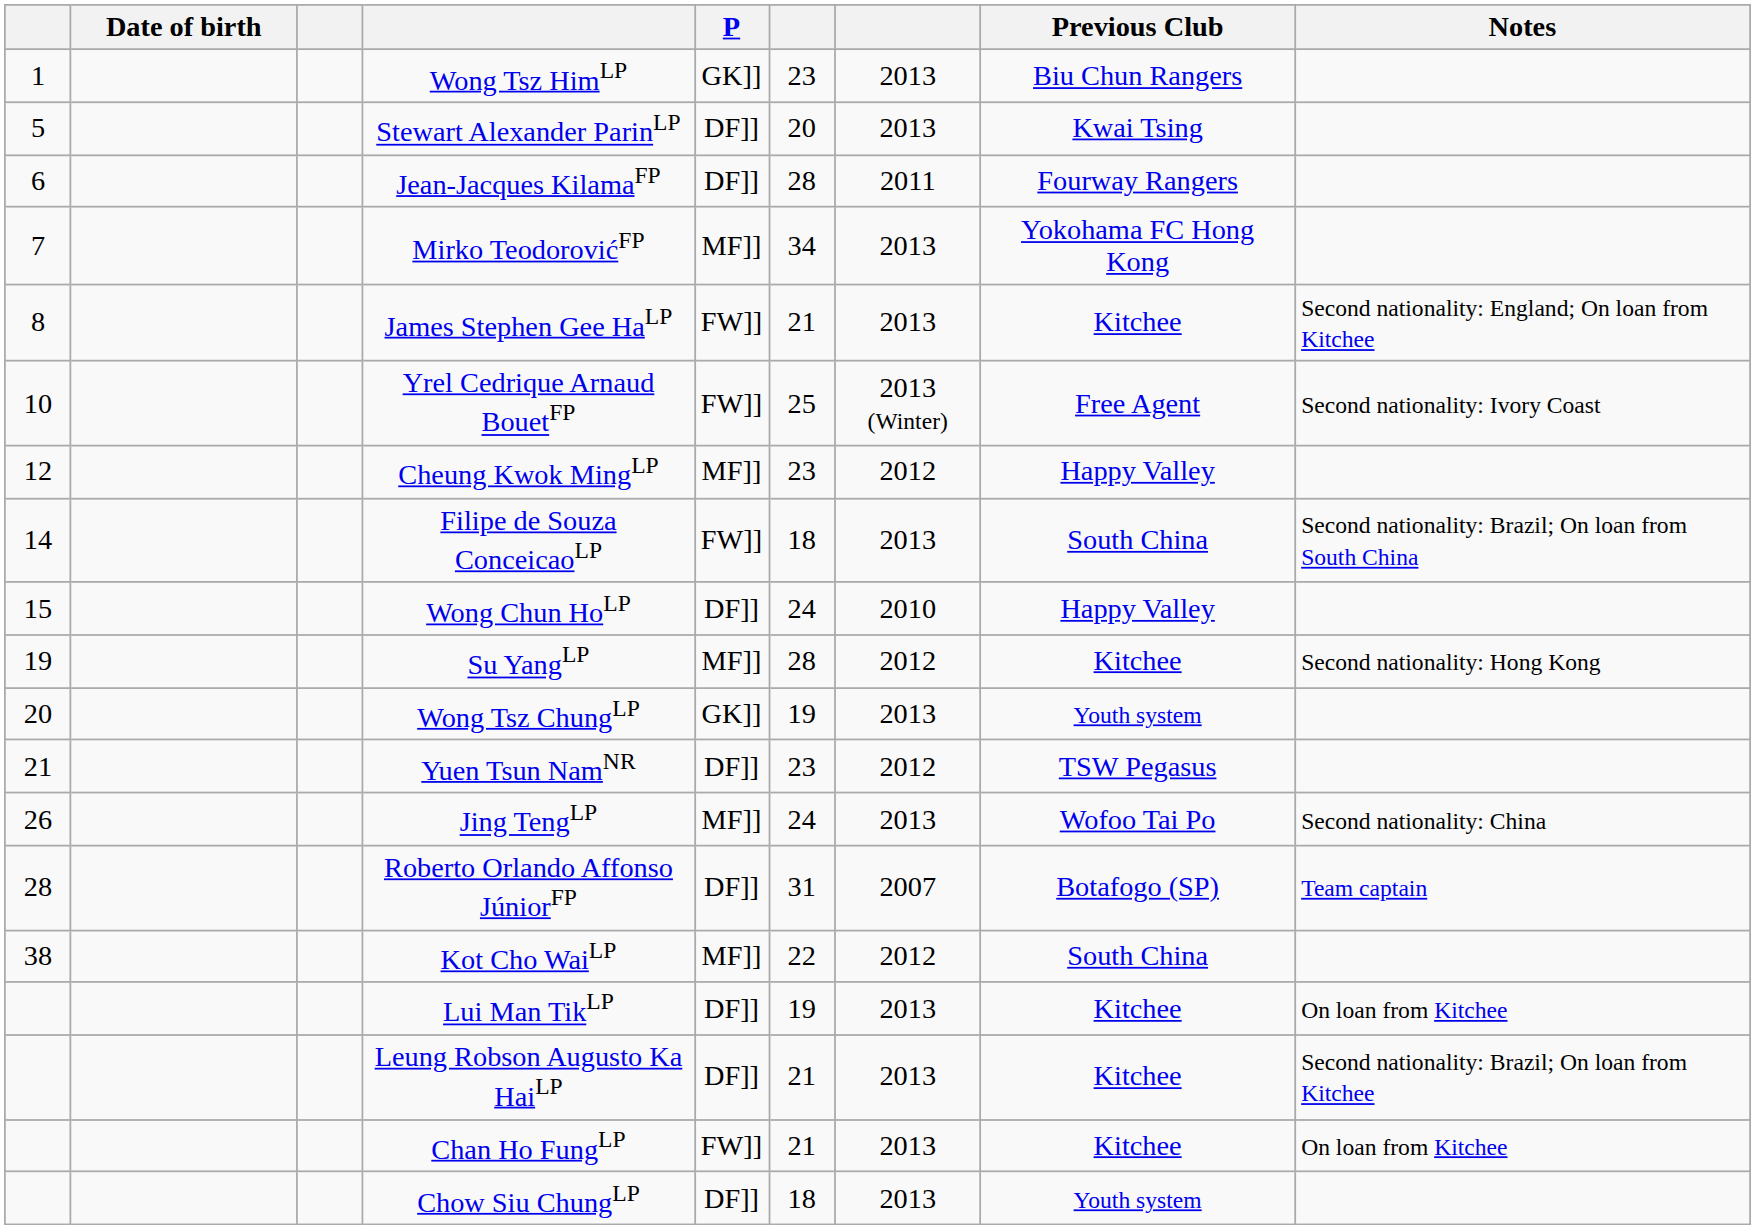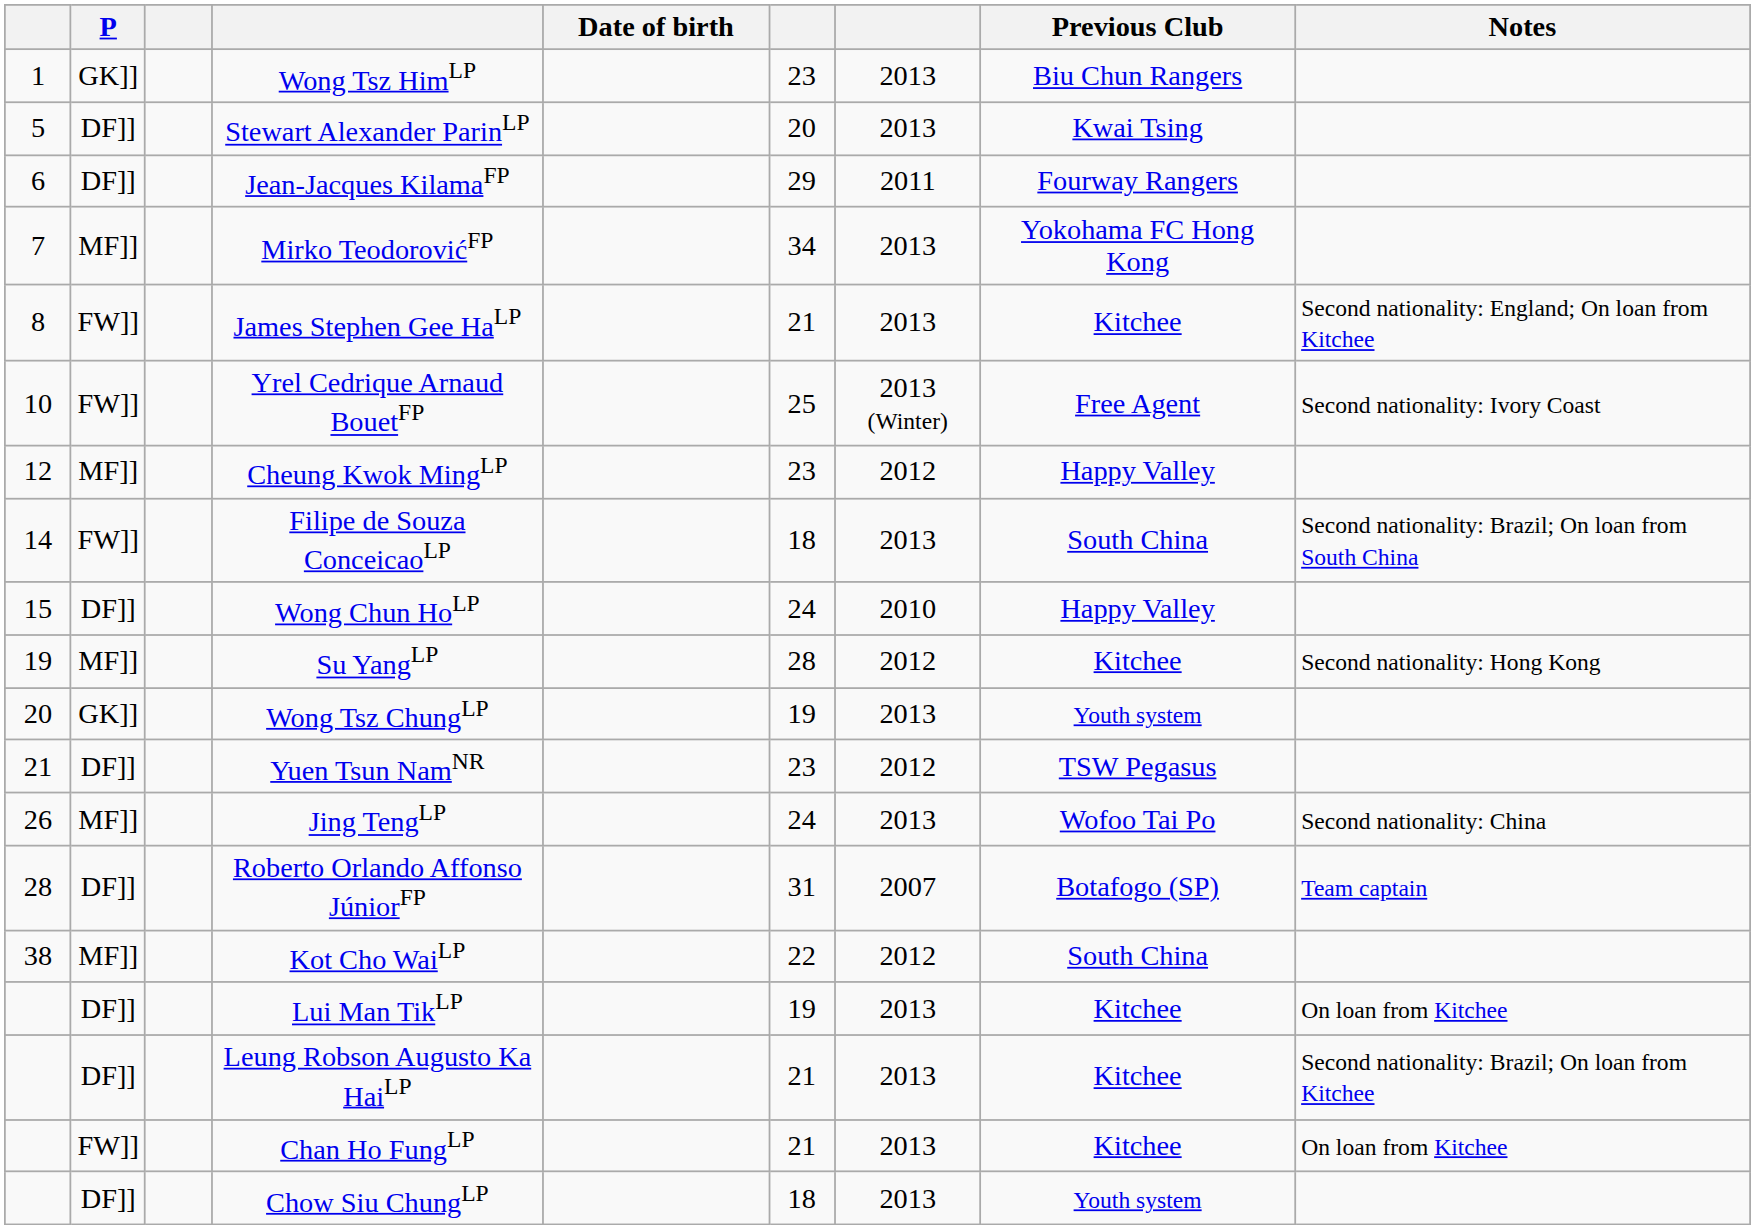columns swapped: (731, 26) <-> (184, 26)
(802, 180) 28 -> (802, 180) 29
